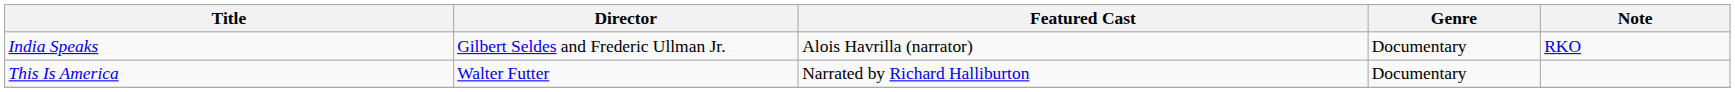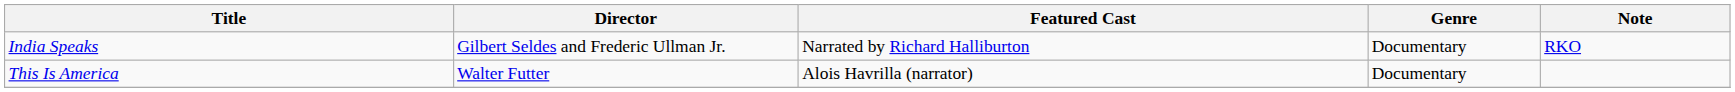(888, 45) Alois Havrilla (narrator) -> (916, 45) Narrated by Richard Halliburton
(916, 73) Narrated by Richard Halliburton -> (888, 73) Alois Havrilla (narrator)
